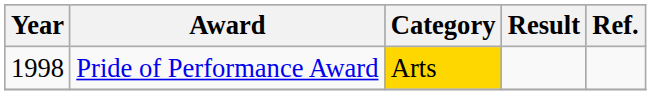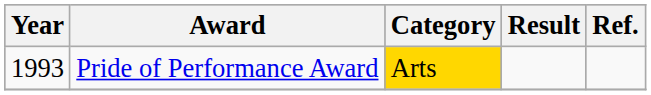(38, 67) 1998 -> (38, 67) 1993
